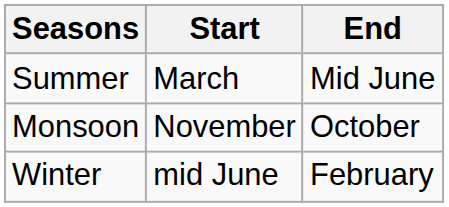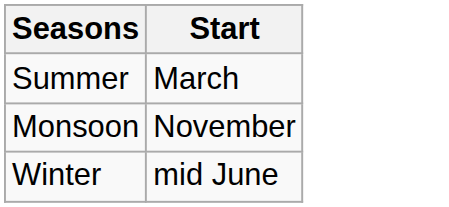- column: (373, 28)
